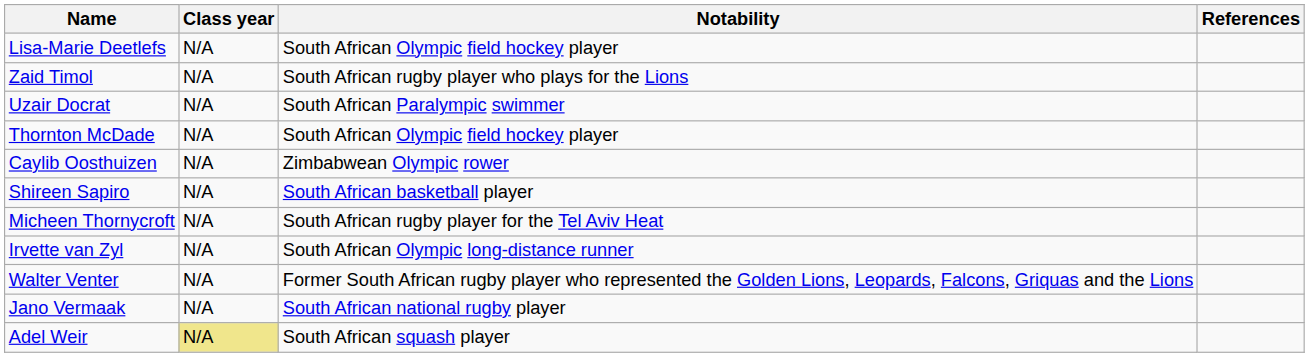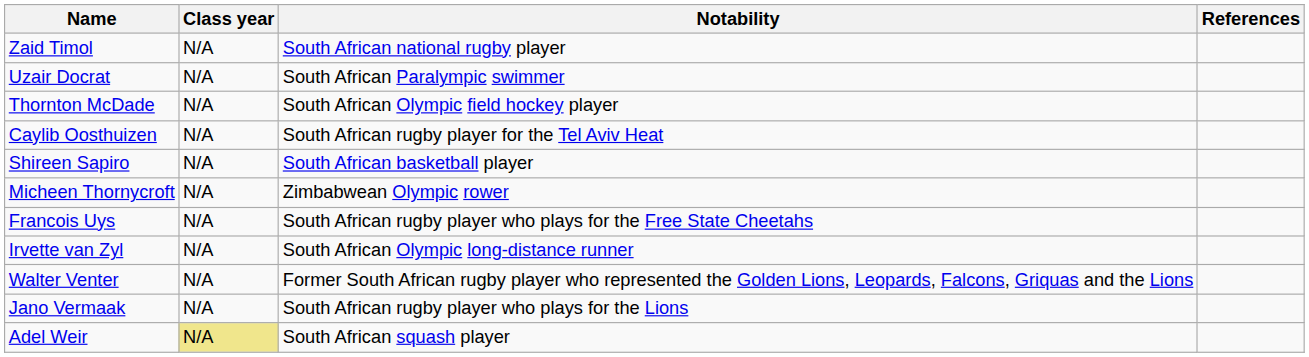- row: (87, 47)
(486, 76) South African rugby player who plays for the Lions -> (424, 47) South African national rugby player
(396, 163) Zimbabwean Olympic rower -> (473, 134) South African rugby player for the Tel Aviv Heat
(473, 221) South African rugby player for the Tel Aviv Heat -> (396, 192) Zimbabwean Olympic rower
+ row: (62, 221)
(424, 308) South African national rugby player -> (486, 308) South African rugby player who plays for the Lions
